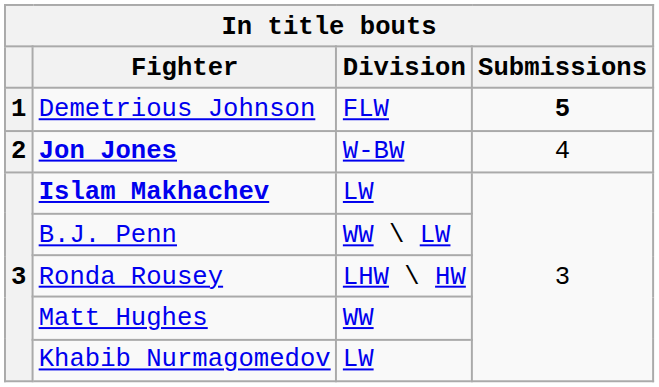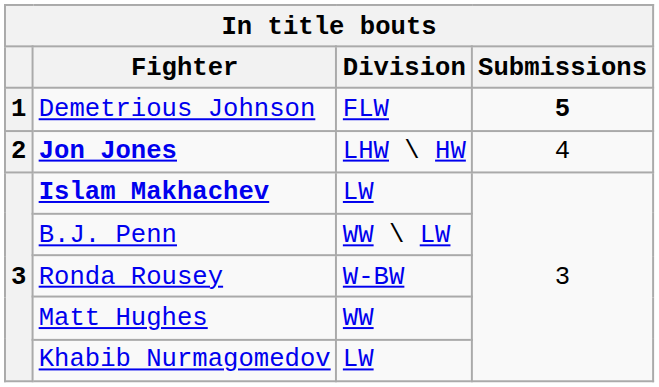(374, 151) W-BW -> (404, 151) LHW \ HW
(404, 276) LHW \ HW -> (374, 276) W-BW
